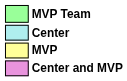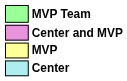rows swapped: (51, 33) <-> (77, 68)
